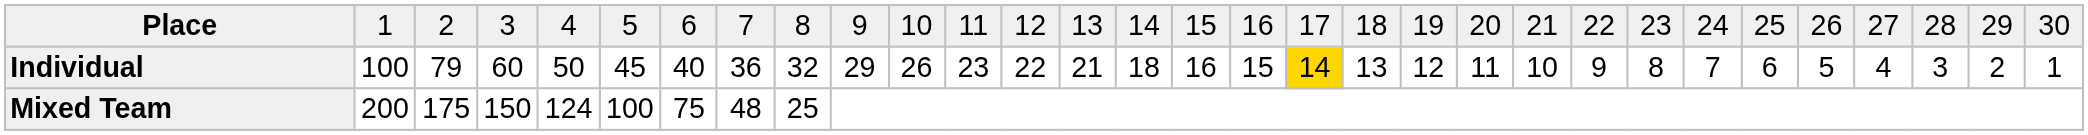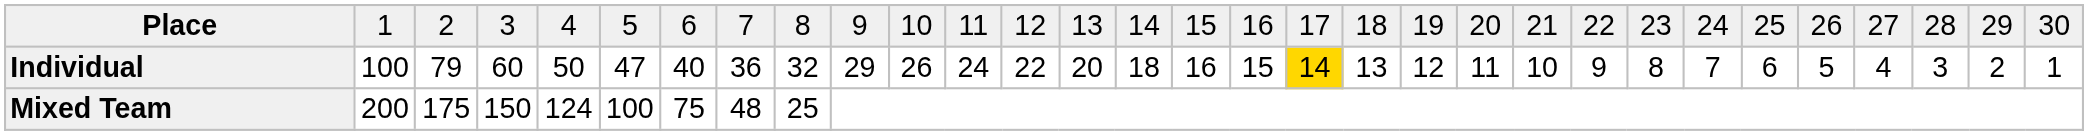(630, 67) 45 -> (630, 67) 47
(973, 67) 23 -> (973, 67) 24
(1087, 67) 21 -> (1087, 67) 20
